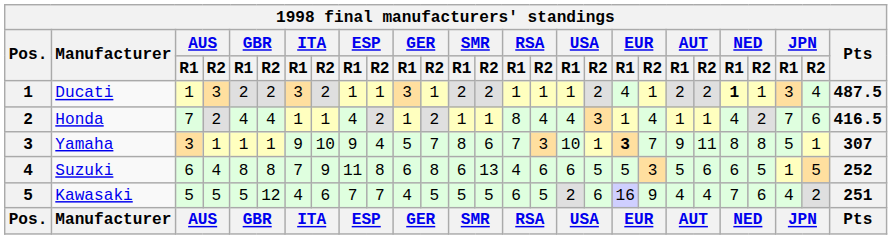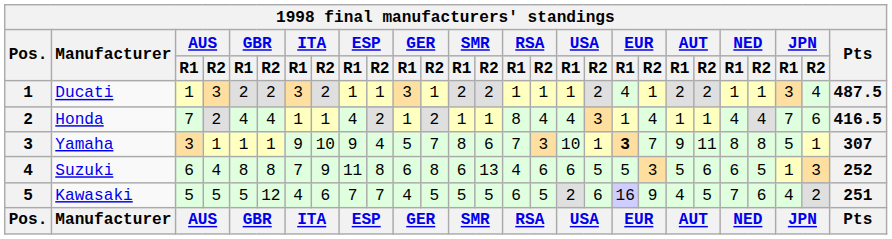(734, 94) bold -> (734, 94) normal
(762, 119) 2 -> (762, 119) 4
(816, 170) 5 -> (816, 170) 3
(707, 195) 4 -> (707, 195) 5
